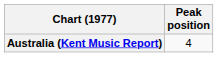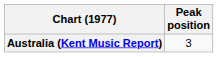(189, 43) 4 -> (189, 43) 3
